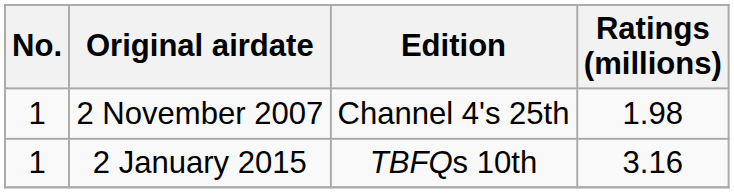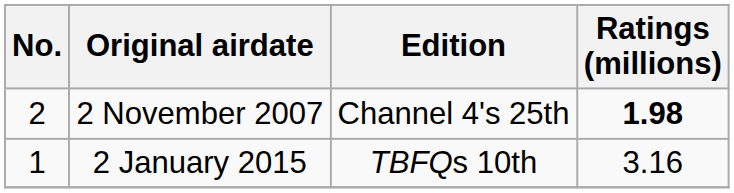(37, 113) 1 -> (37, 113) 2
(653, 113) normal -> (653, 113) bold
